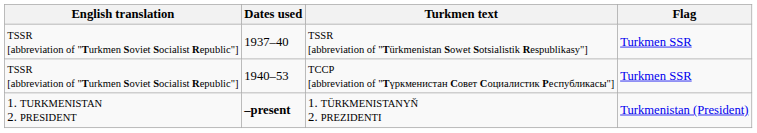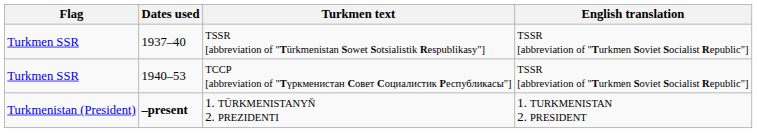columns swapped: (684, 14) <-> (123, 14)
